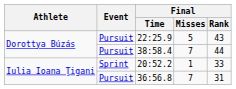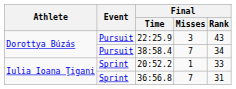(191, 38) 5 -> (191, 38) 3
(219, 51) 44 -> (219, 51) 34
(116, 78) Pursuit -> (114, 78) Sprint
